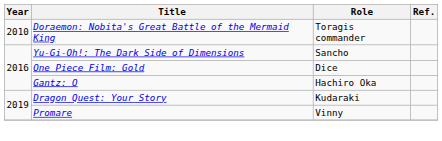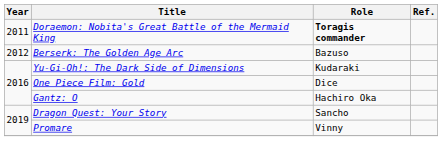(18, 32) 2010 -> (18, 32) 2011
(340, 32) normal -> (340, 32) bold
+ row: (108, 53)
(332, 53) Sancho -> (338, 68) Kudaraki
(338, 98) Kudaraki -> (332, 113) Sancho
